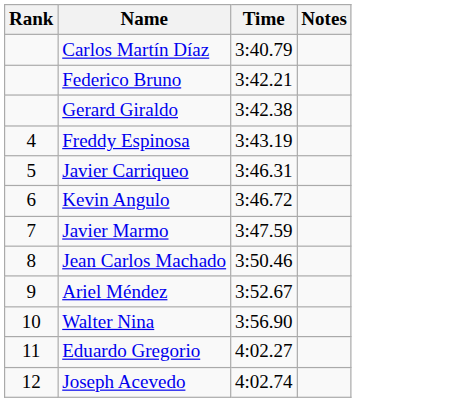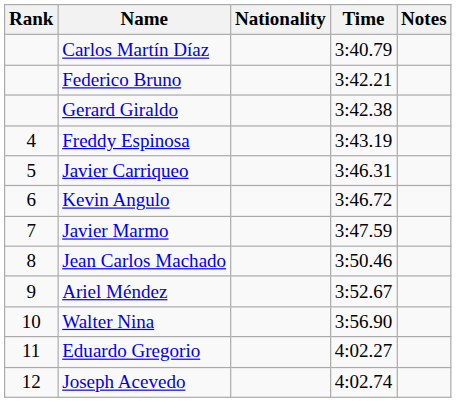+ column: (280, 19)
